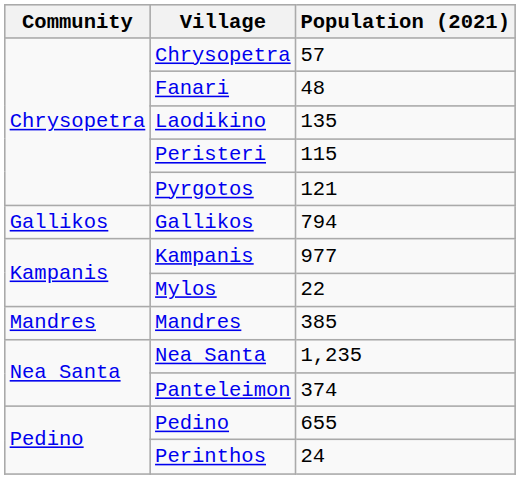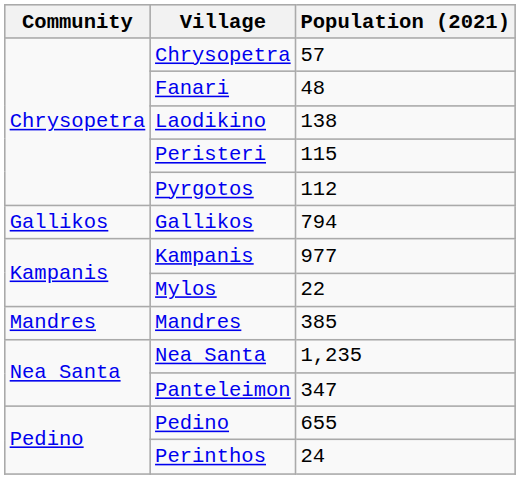(319, 122) 135 -> (319, 122) 138
(319, 189) 121 -> (319, 189) 112
(319, 390) 374 -> (319, 390) 347
